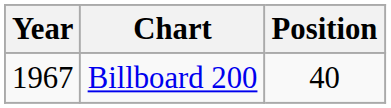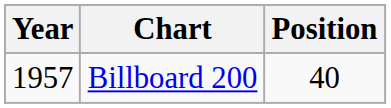(43, 77) 1967 -> (43, 77) 1957
